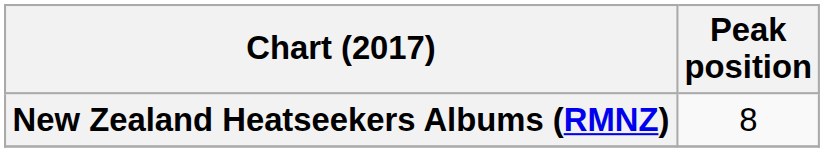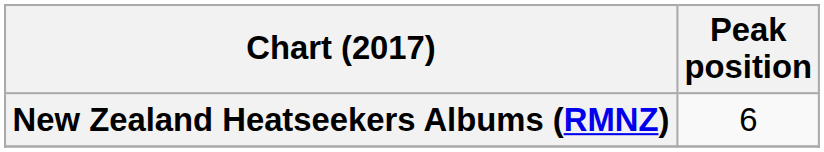(748, 119) 8 -> (748, 119) 6
